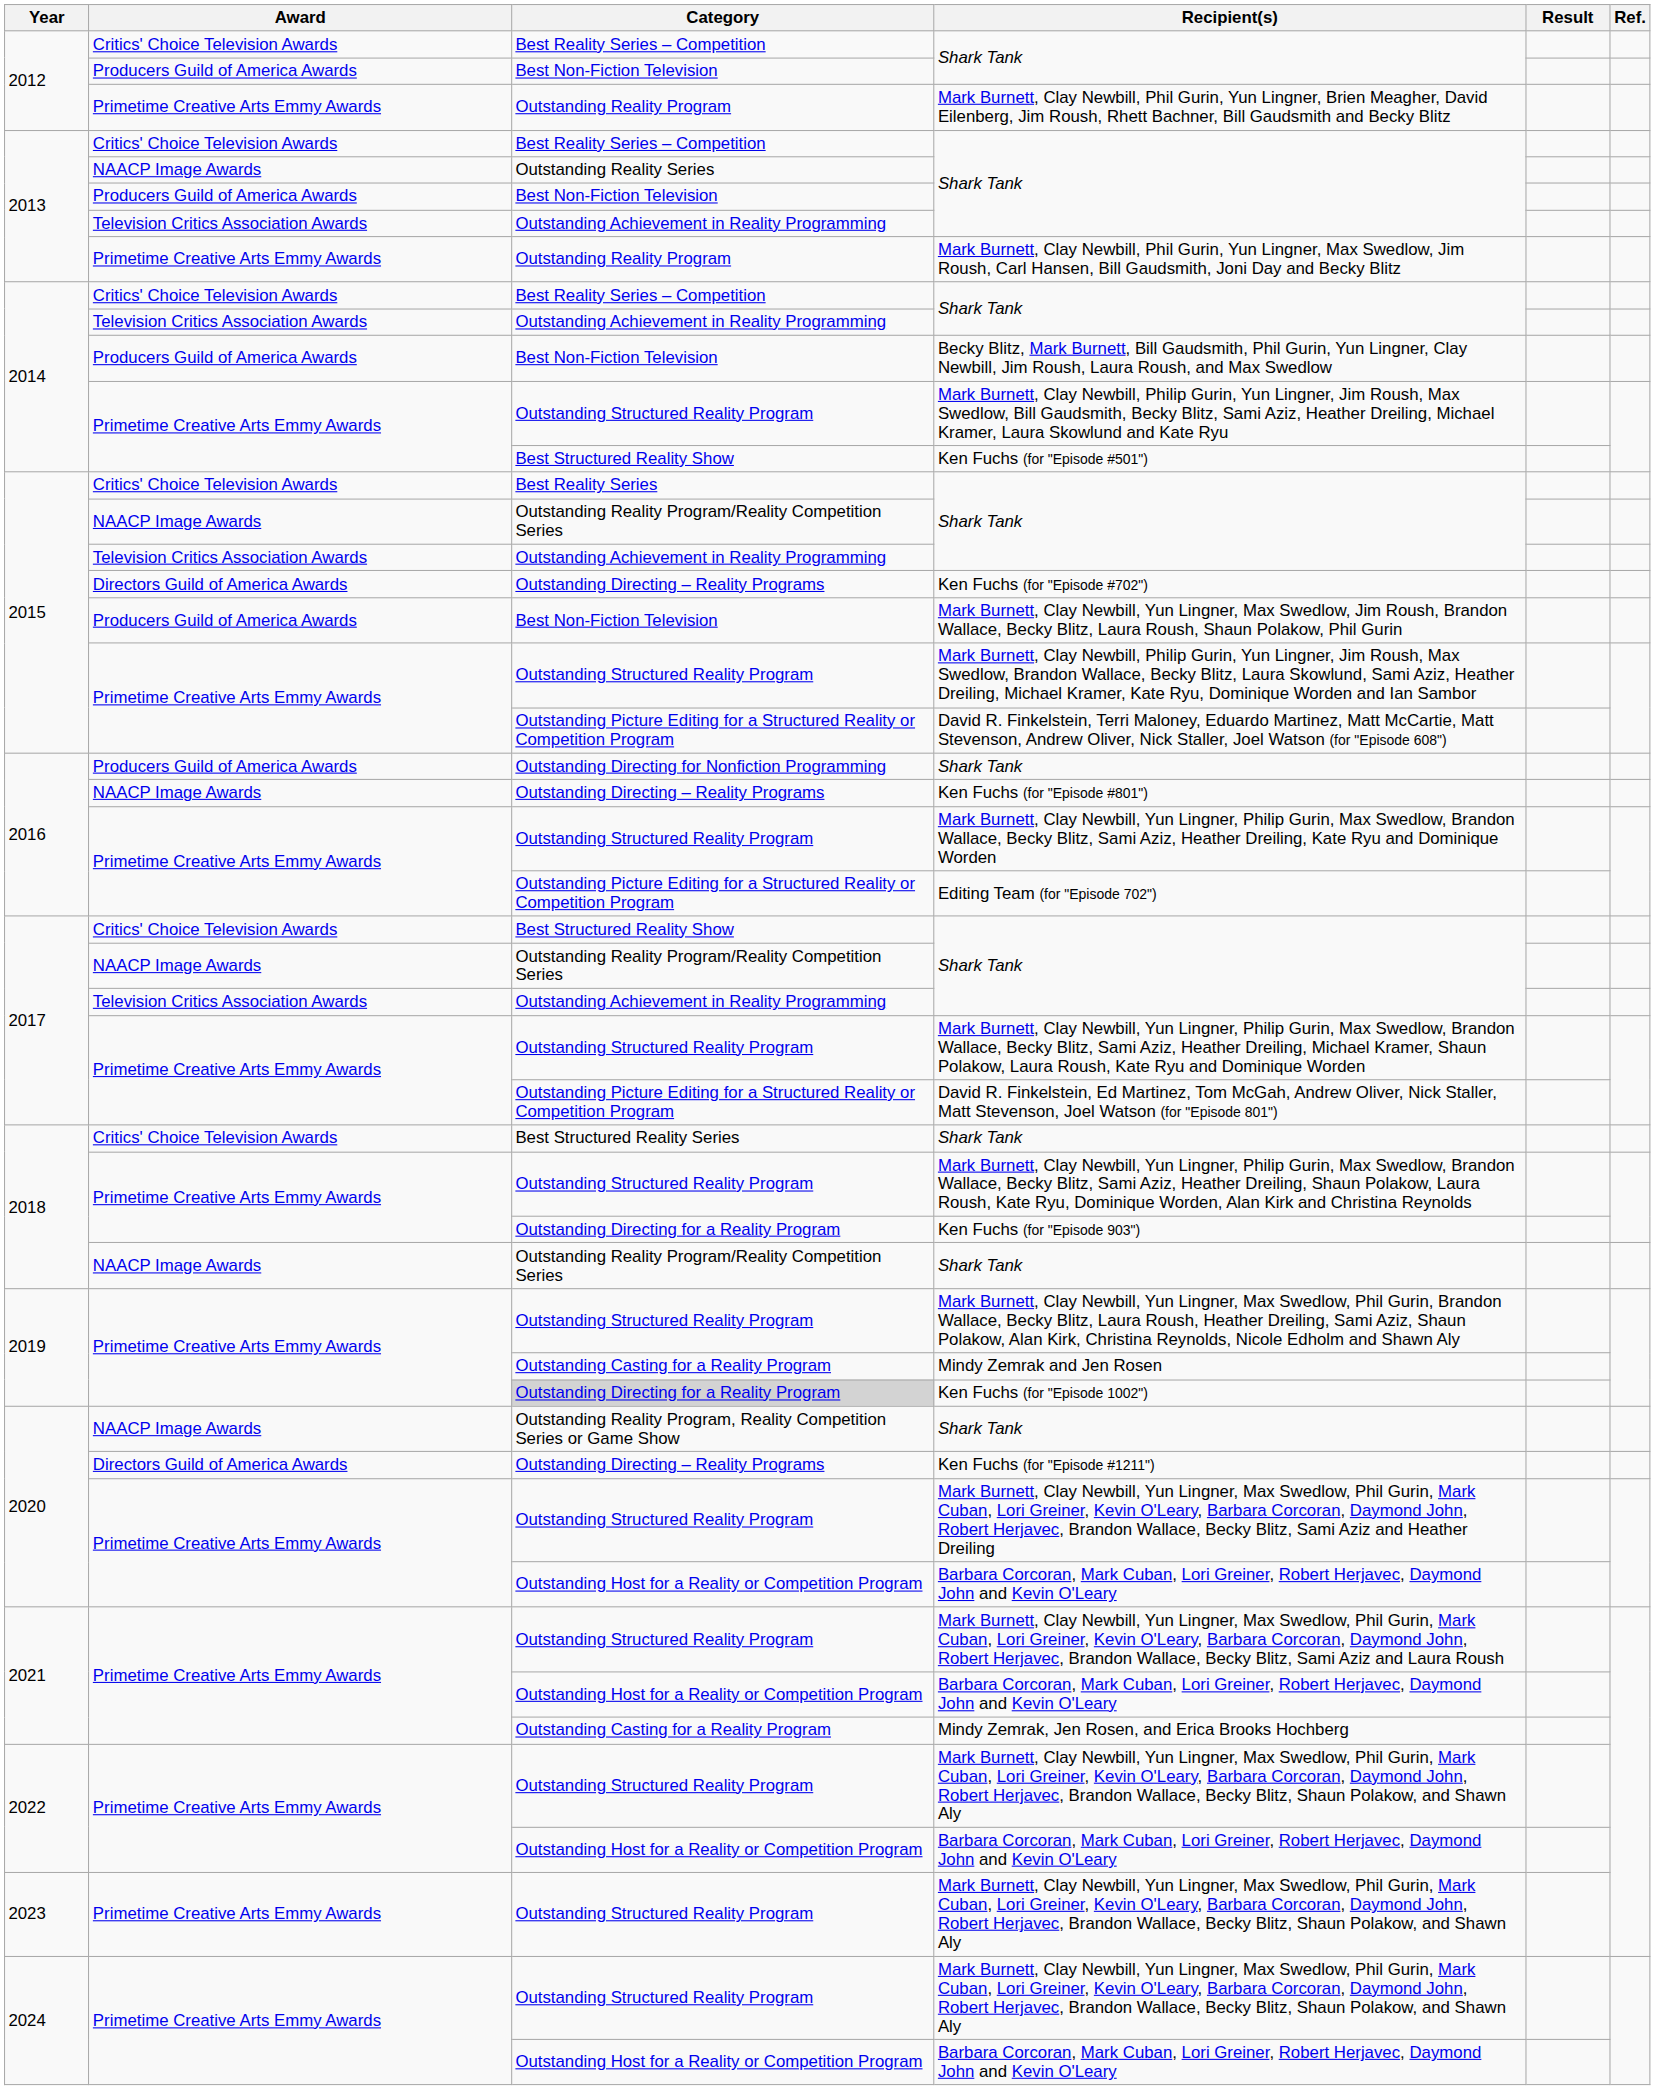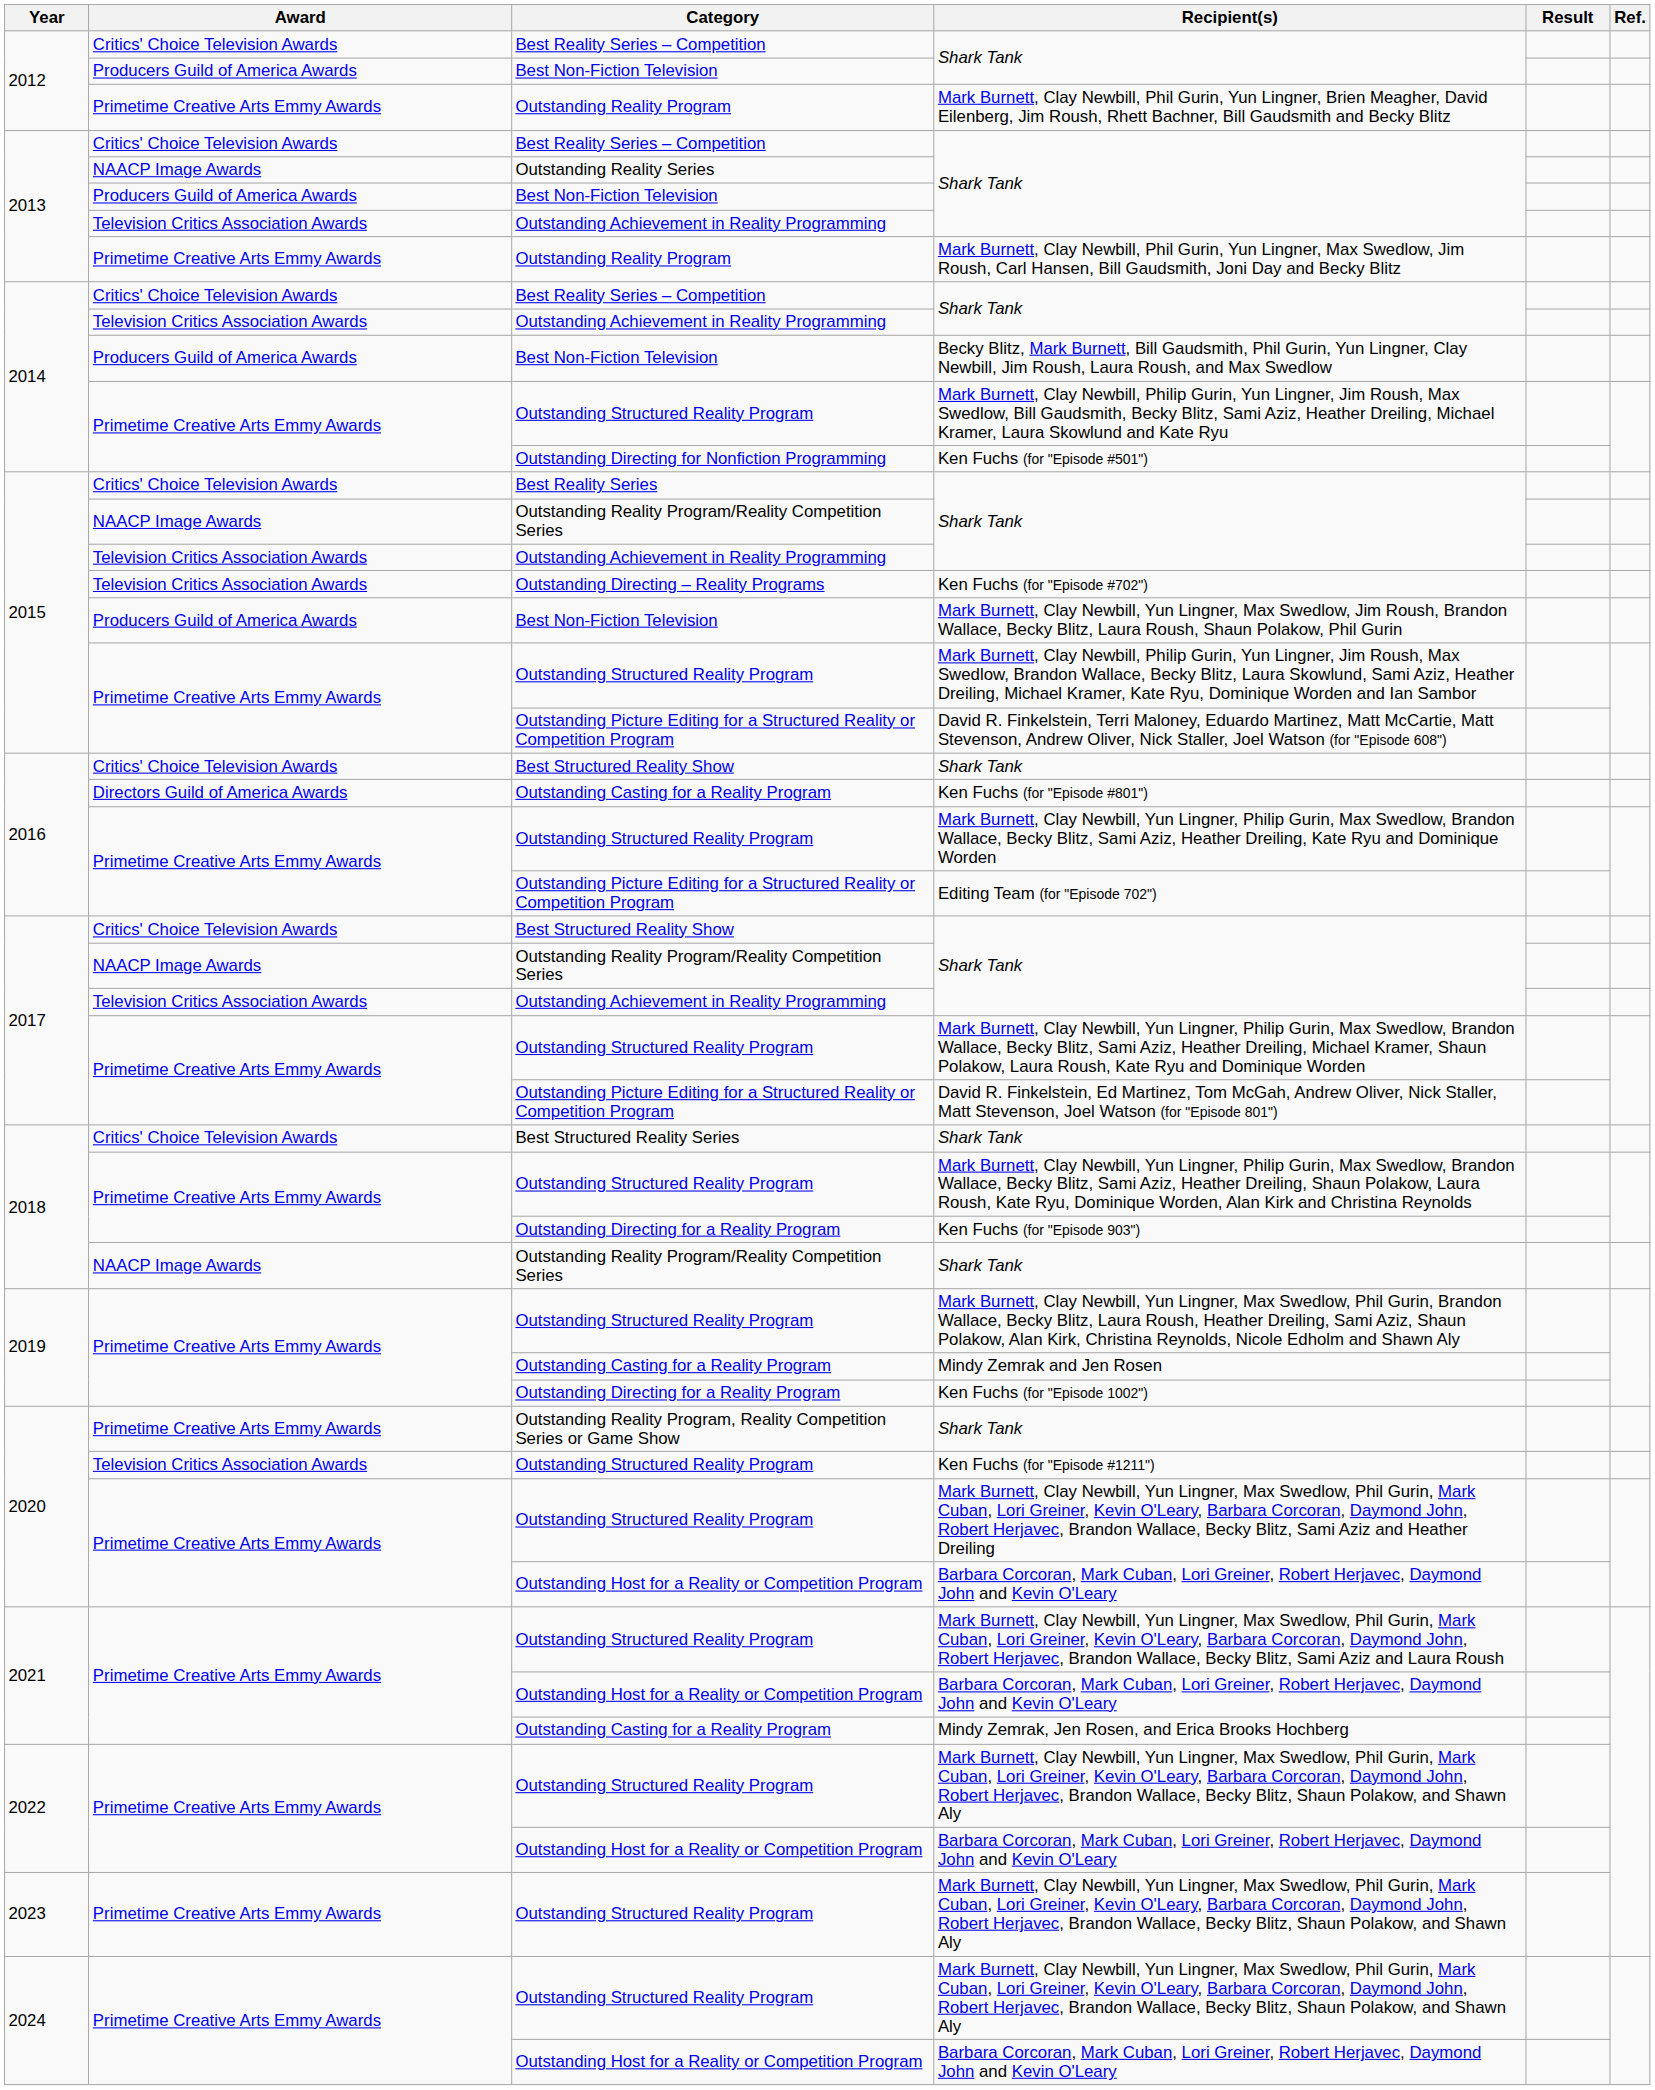(625, 458) Best Structured Reality Show -> (701, 458) Outstanding Directing for Nonfiction Programming
(220, 584) Directors Guild of America Awards -> (230, 584) Television Critics Association Awards
(225, 766) Producers Guild of America Awards -> (215, 766) Critics' Choice Television Awards
(701, 766) Outstanding Directing for Nonfiction Programming -> (625, 766) Best Structured Reality Show
(177, 792) NAACP Image Awards -> (220, 792) Directors Guild of America Awards
(670, 792) Outstanding Directing – Reality Programs -> (673, 792) Outstanding Casting for a Reality Program
(678, 1392) lightgrey background -> (678, 1392) no background
(177, 1428) NAACP Image Awards -> (237, 1428) Primetime Creative Arts Emmy Awards
(220, 1464) Directors Guild of America Awards -> (230, 1464) Television Critics Association Awards
(670, 1464) Outstanding Directing – Reality Programs -> (664, 1464) Outstanding Structured Reality Program
